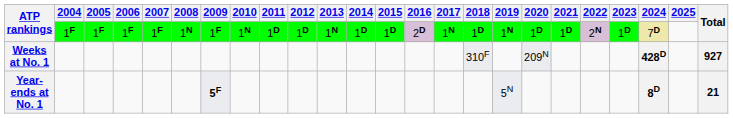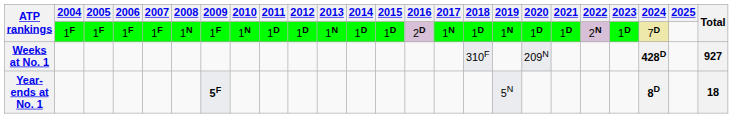(713, 92) 21 -> (713, 92) 18
